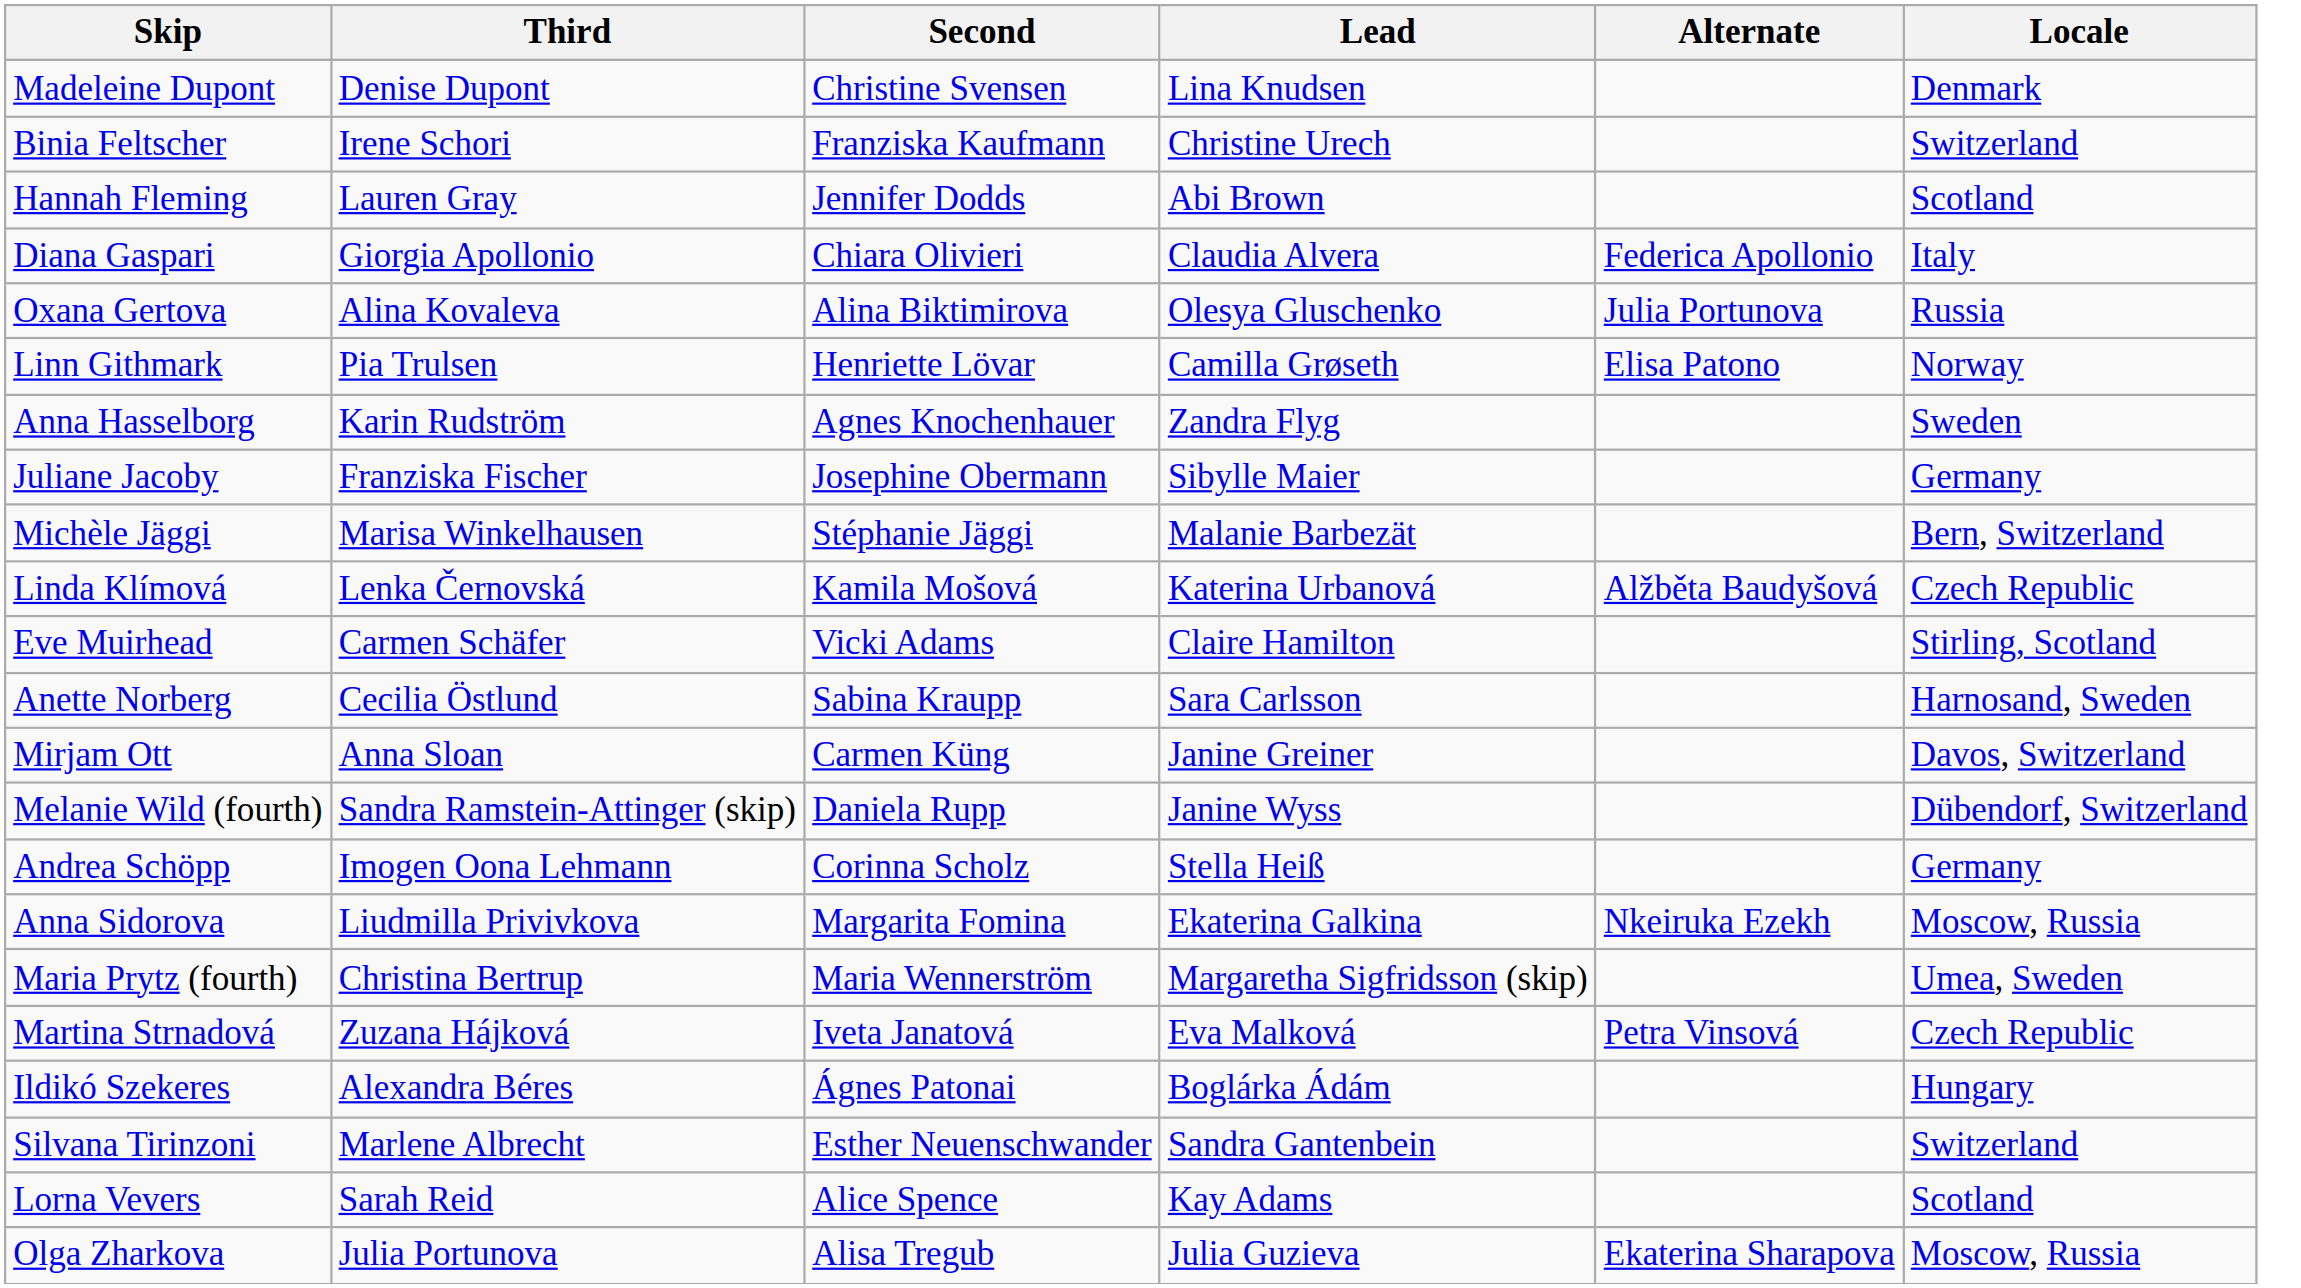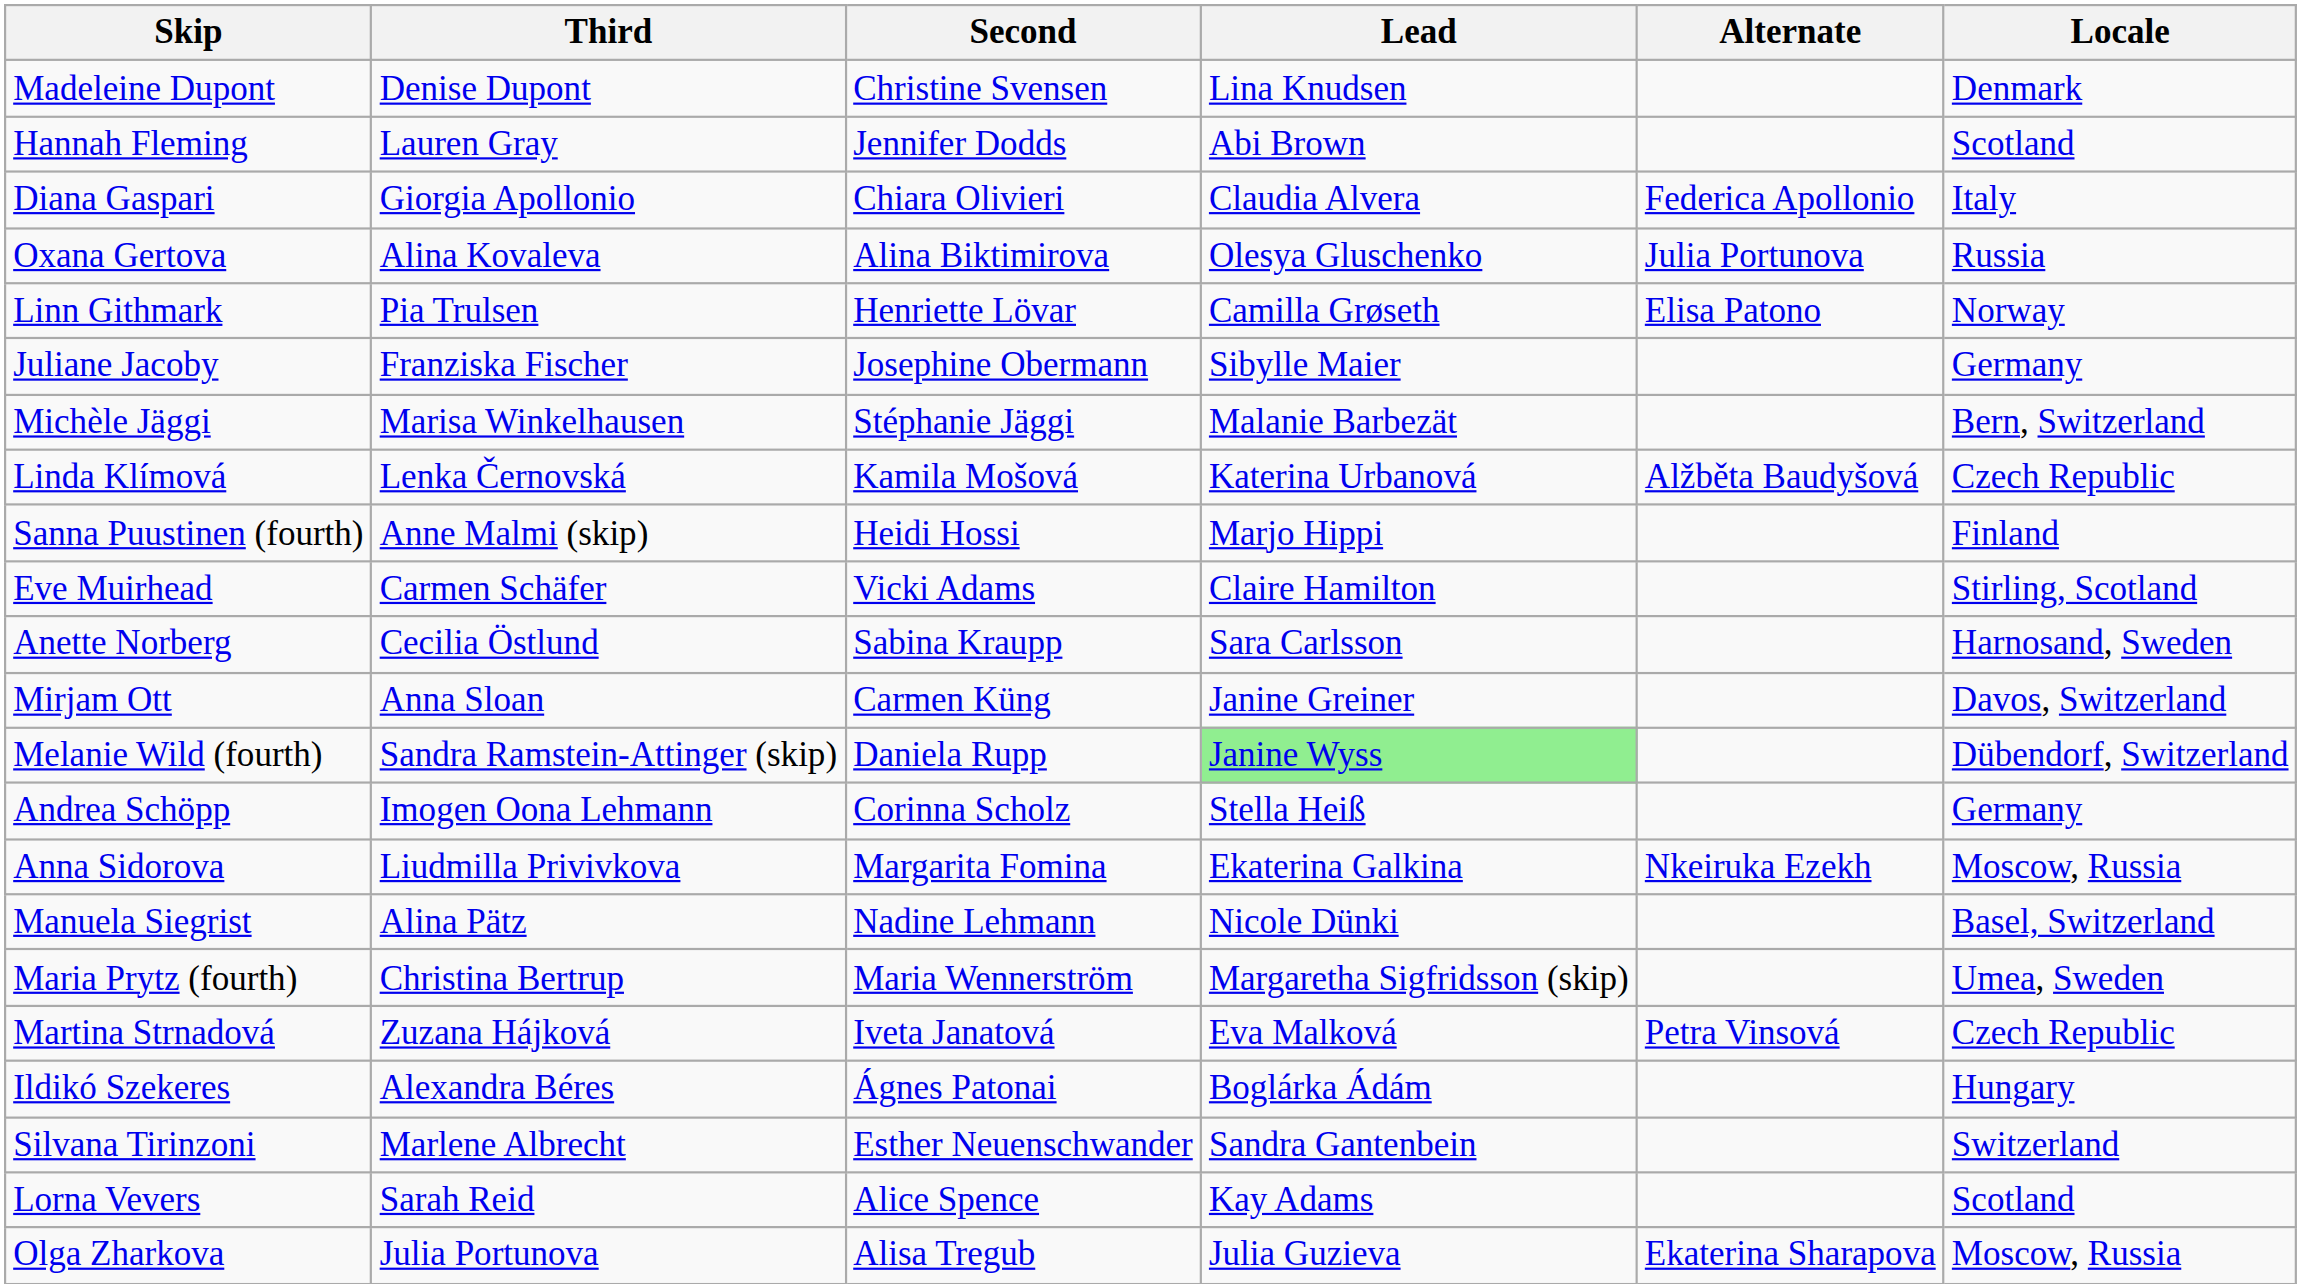- row: (120, 143)
- row: (134, 421)
+ row: (188, 532)
(1255, 810) no background -> (1296, 754) lightgreen background
+ row: (132, 921)
